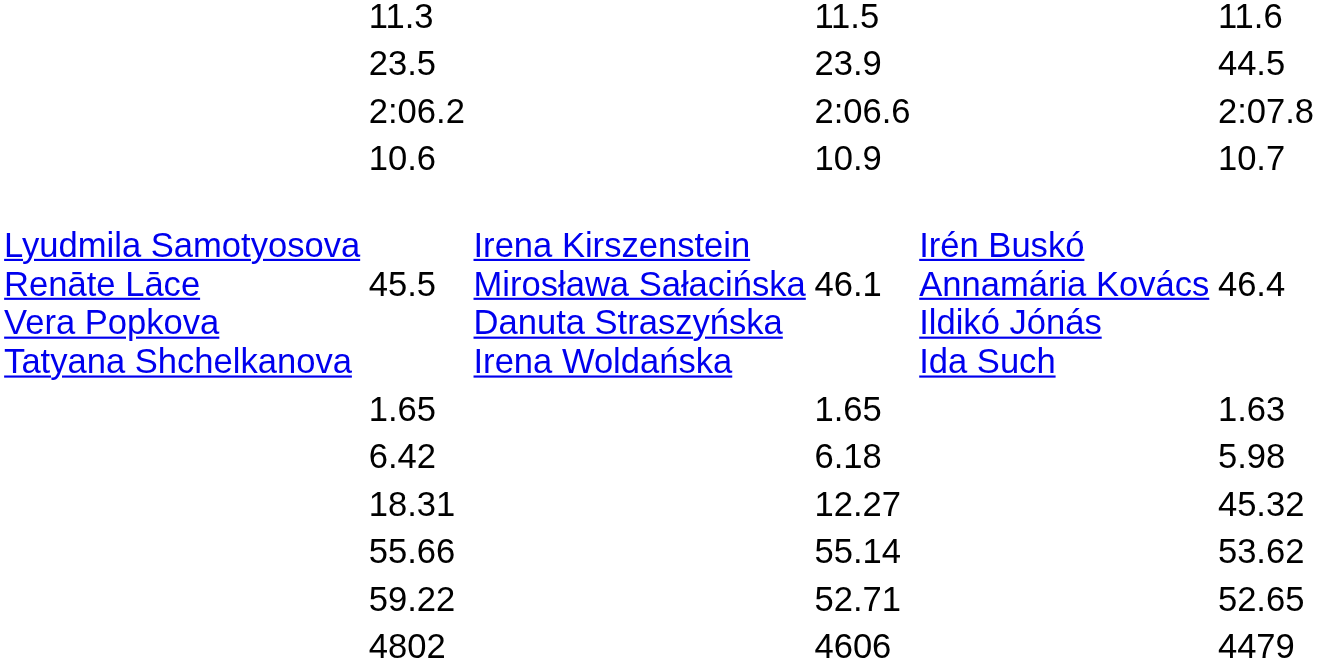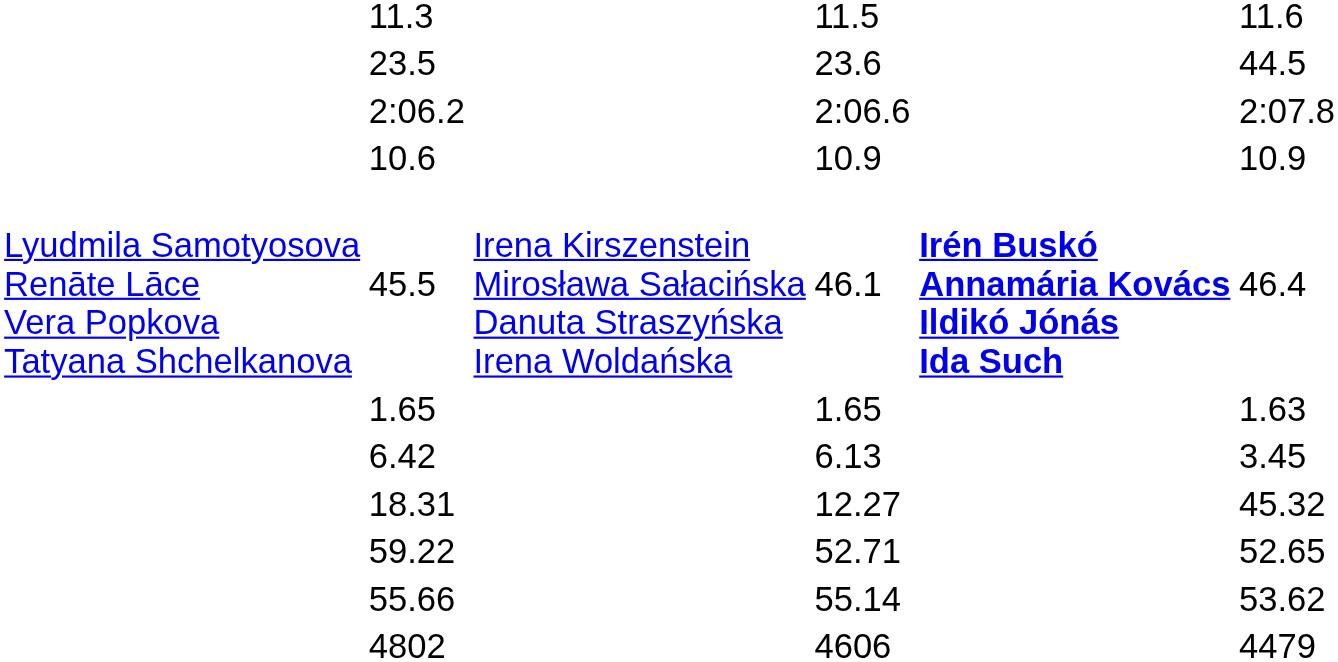(848, 63) 23.9 -> (848, 63) 23.6
(1252, 158) 10.7 -> (1273, 158) 10.9
(1064, 303) normal -> (1075, 303) bold
(848, 456) 6.18 -> (848, 456) 6.13
(1252, 456) 5.98 -> (1273, 456) 3.45
rows swapped: (412, 552) <-> (412, 599)
